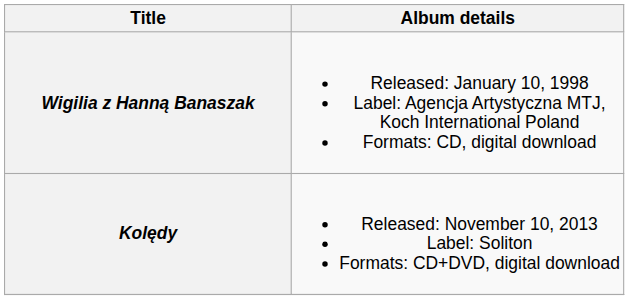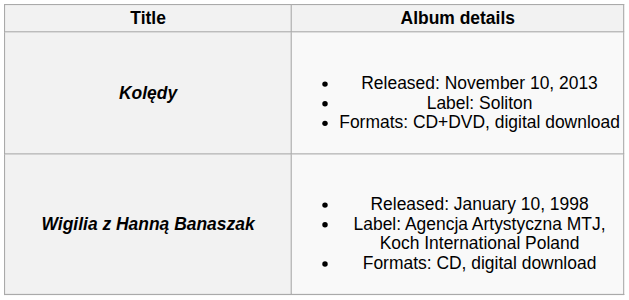rows swapped: (148, 102) <-> (148, 233)
